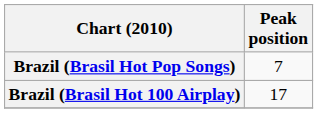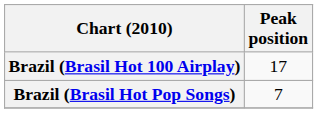rows swapped: (124, 94) <-> (124, 66)
